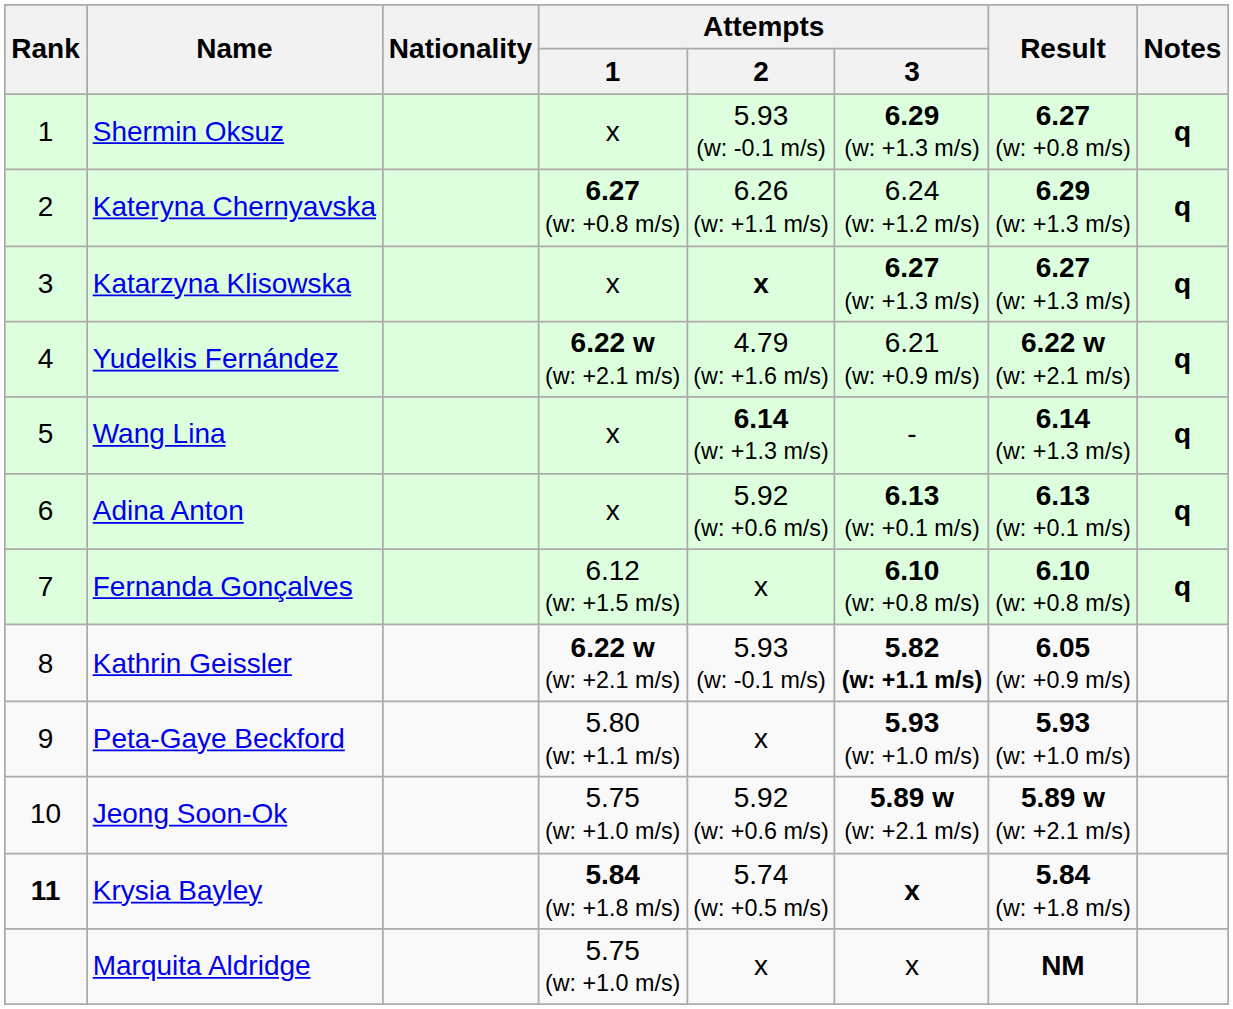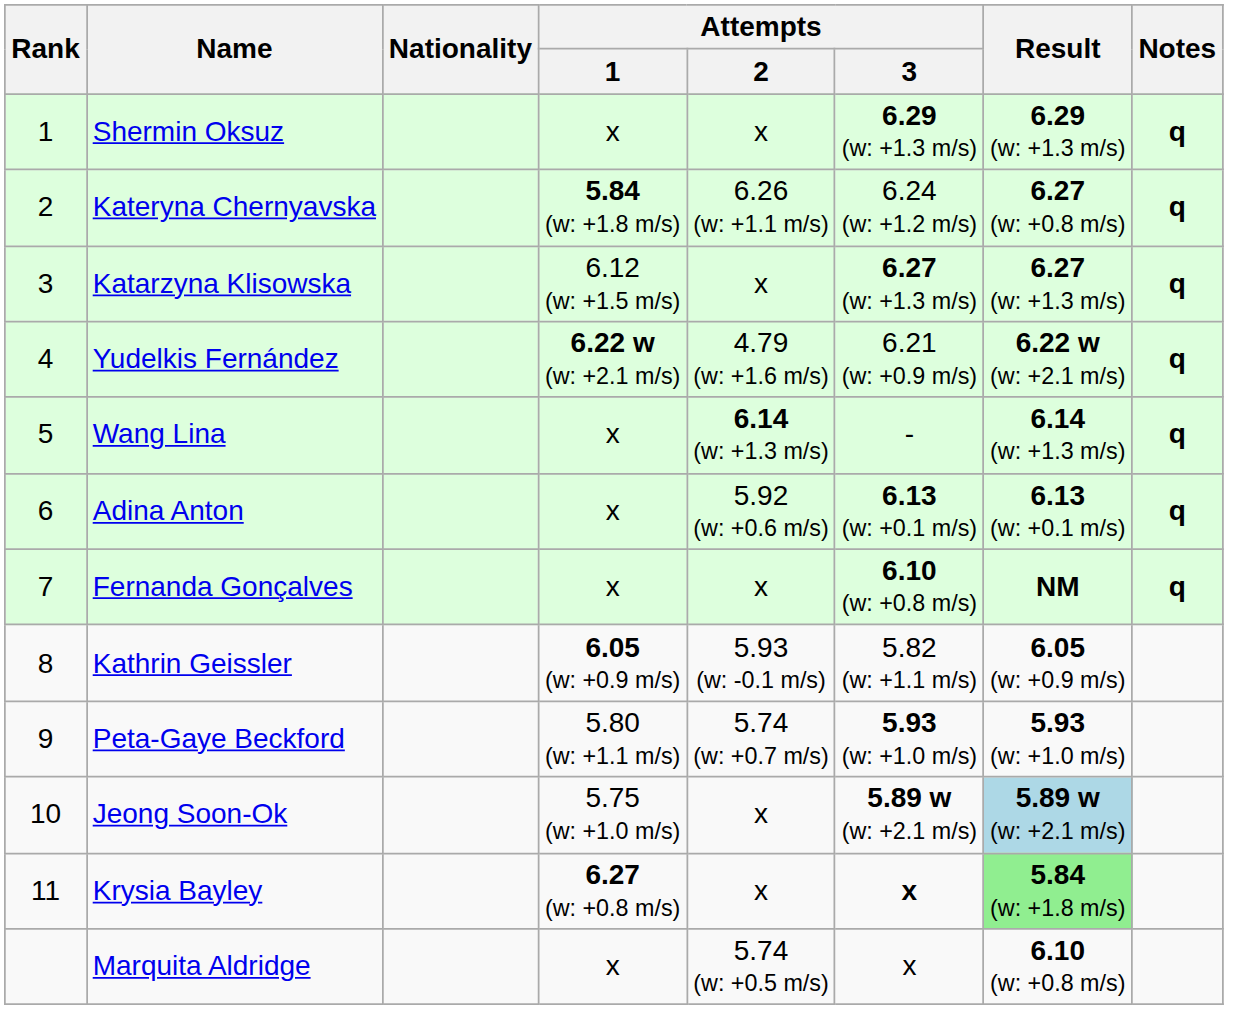(761, 131) 5.93 (w: -0.1 m/s) -> (761, 131) x
(1063, 131) 6.27 (w: +0.8 m/s) -> (1058, 131) 6.29 (w: +1.3 m/s)
(613, 207) 6.27 (w: +0.8 m/s) -> (613, 207) 5.84 (w: +1.8 m/s)
(1063, 207) 6.29 (w: +1.3 m/s) -> (1058, 207) 6.27 (w: +0.8 m/s)
(613, 283) x -> (613, 283) 6.12 (w: +1.5 m/s)
(761, 283) bold -> (761, 283) normal
(613, 586) 6.12 (w: +1.5 m/s) -> (613, 586) x
(1063, 586) 6.10 (w: +0.8 m/s) -> (1058, 586) NM
(613, 662) 6.22 w (w: +2.1 m/s) -> (613, 662) 6.05 (w: +0.9 m/s)
(912, 662) bold -> (909, 662) normal
(761, 738) x -> (761, 738) 5.74 (w: +0.7 m/s)
(761, 814) 5.92 (w: +0.6 m/s) -> (761, 814) x
(1063, 814) no background -> (1058, 814) lightblue background
(46, 890) bold -> (46, 890) normal
(613, 890) 5.84 (w: +1.8 m/s) -> (613, 890) 6.27 (w: +0.8 m/s)
(761, 890) 5.74 (w: +0.5 m/s) -> (761, 890) x
(1063, 890) no background -> (1058, 890) lightgreen background
(613, 966) 5.75 (w: +1.0 m/s) -> (613, 966) x
(761, 966) x -> (761, 966) 5.74 (w: +0.5 m/s)
(1063, 966) NM -> (1058, 966) 6.10 (w: +0.8 m/s)
